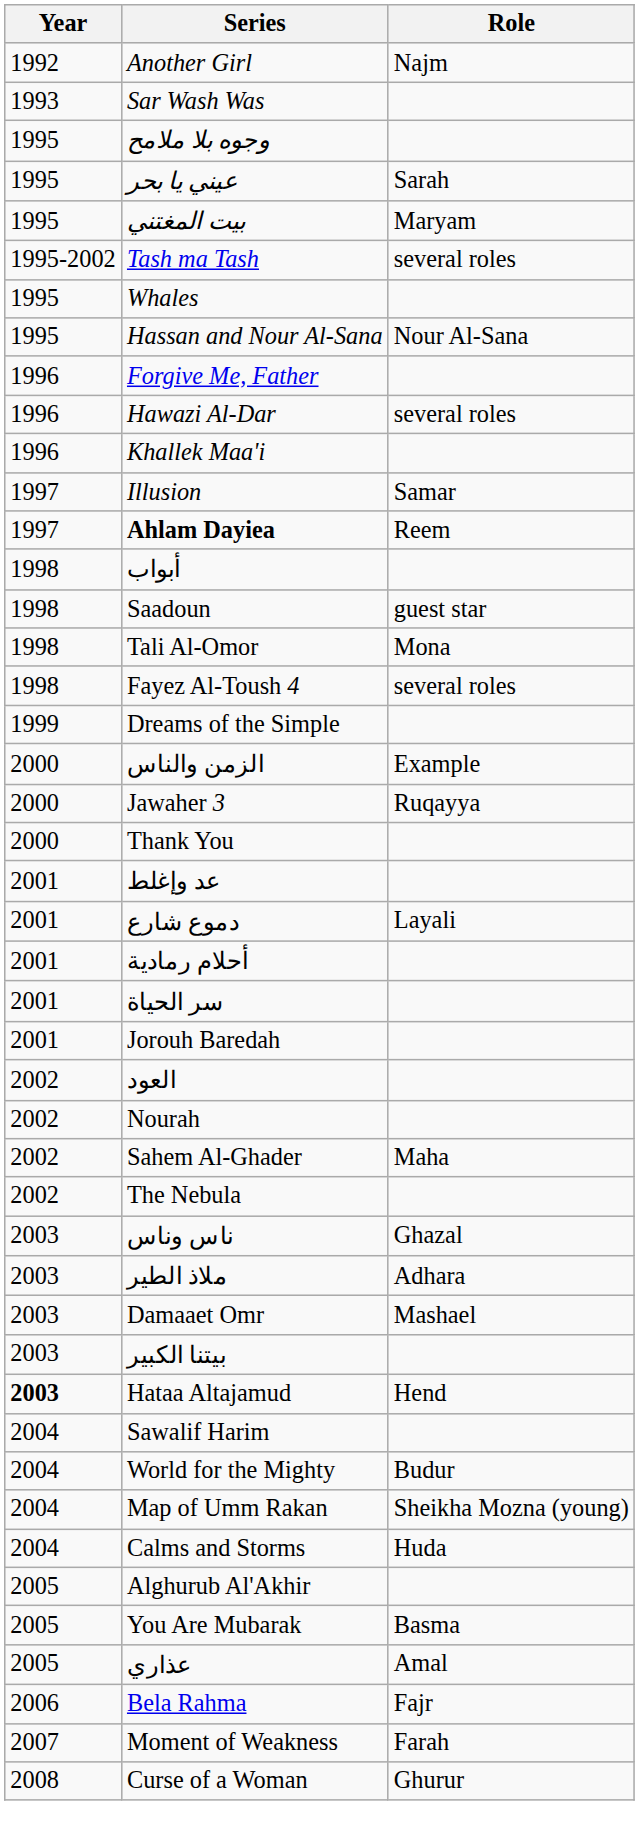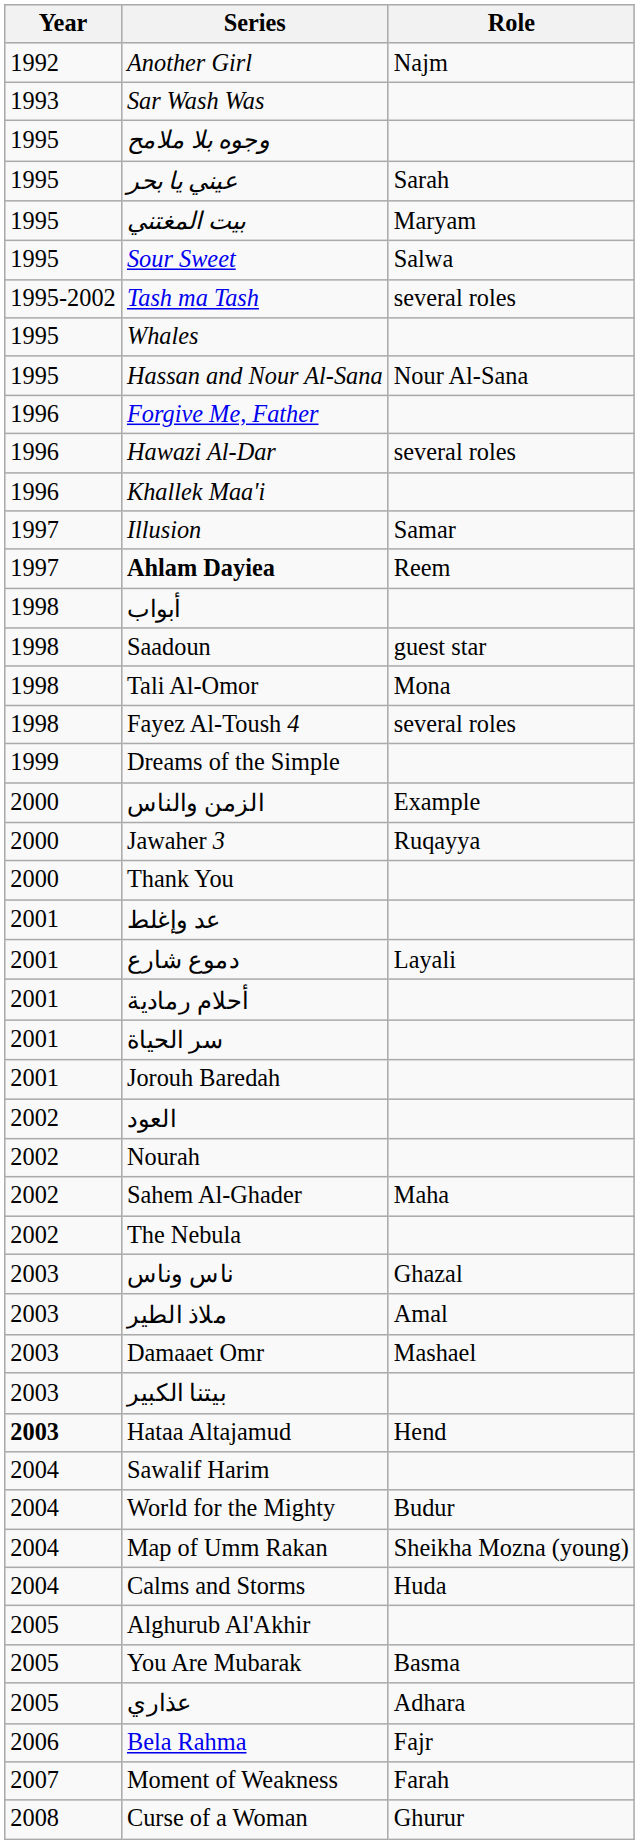+ row: (181, 259)
(430, 1275) Adhara -> (421, 1314) Amal
(421, 1664) Amal -> (430, 1702) Adhara
